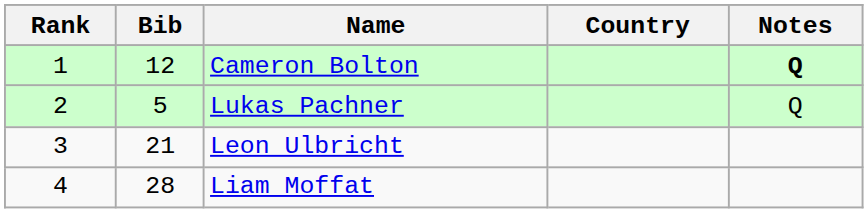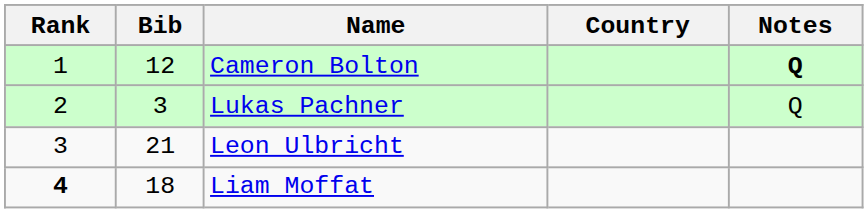(160, 106) 5 -> (160, 106) 3
(61, 187) normal -> (61, 187) bold
(160, 187) 28 -> (160, 187) 18
